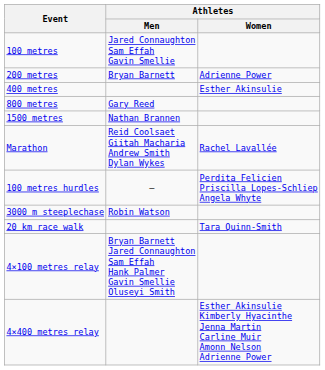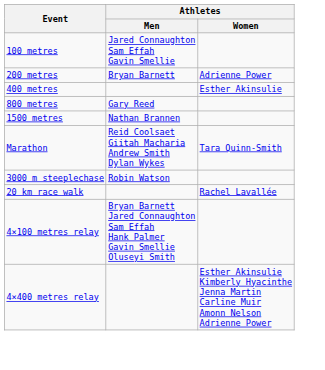(238, 147) Rachel Lavallée -> (241, 147) Tara Quinn-Smith
- row: (53, 187)
(241, 226) Tara Quinn-Smith -> (238, 191) Rachel Lavallée
